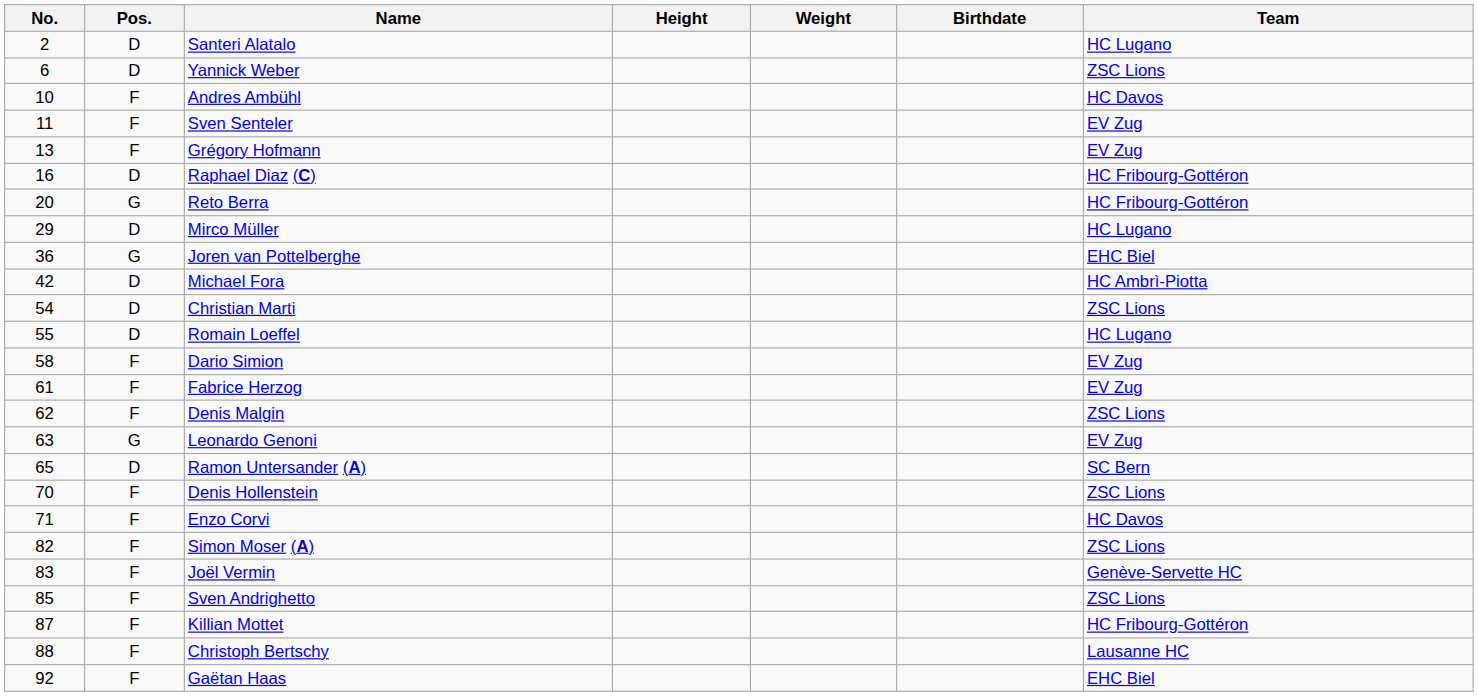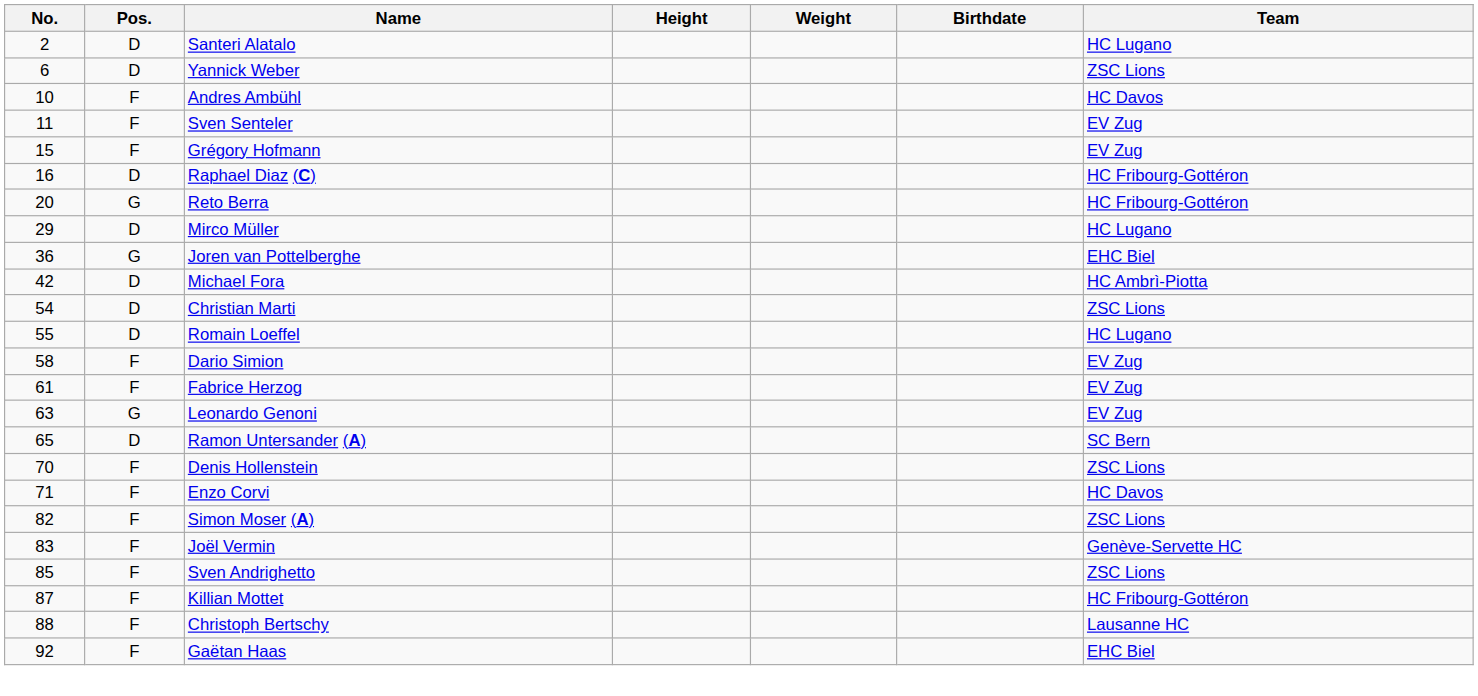(45, 150) 13 -> (45, 150) 15
- row: (236, 414)
